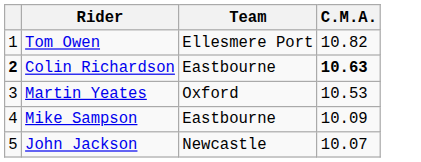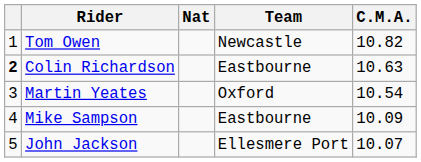+ column: (196, 17)
(248, 43) Ellesmere Port -> (260, 43) Newcastle
(344, 68) bold -> (380, 68) normal
(344, 94) 10.53 -> (380, 94) 10.54
(224, 144) Newcastle -> (283, 144) Ellesmere Port
